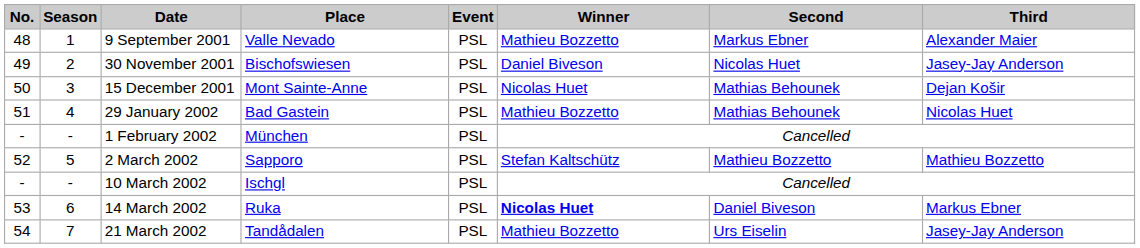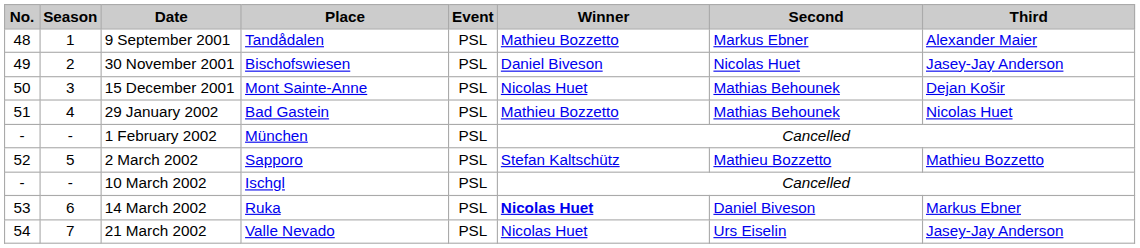(290, 40) Valle Nevado -> (285, 40) Tandådalen
(285, 231) Tandådalen -> (290, 231) Valle Nevado
(560, 231) Mathieu Bozzetto -> (544, 231) Nicolas Huet
